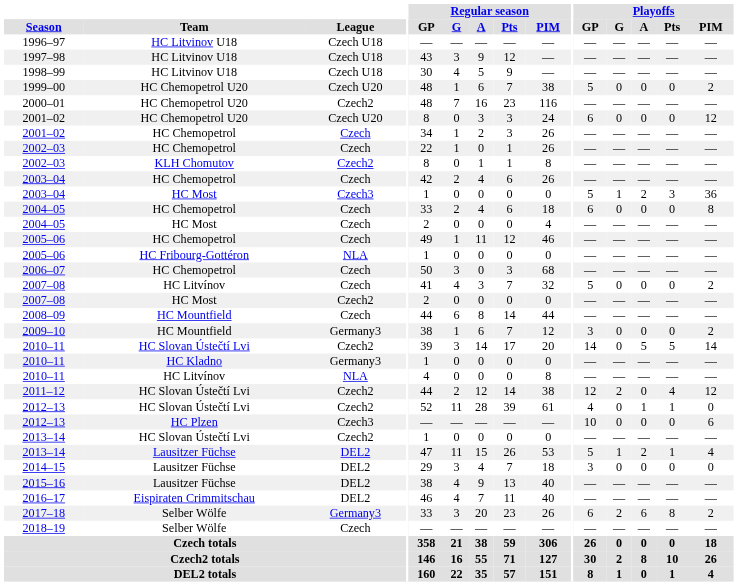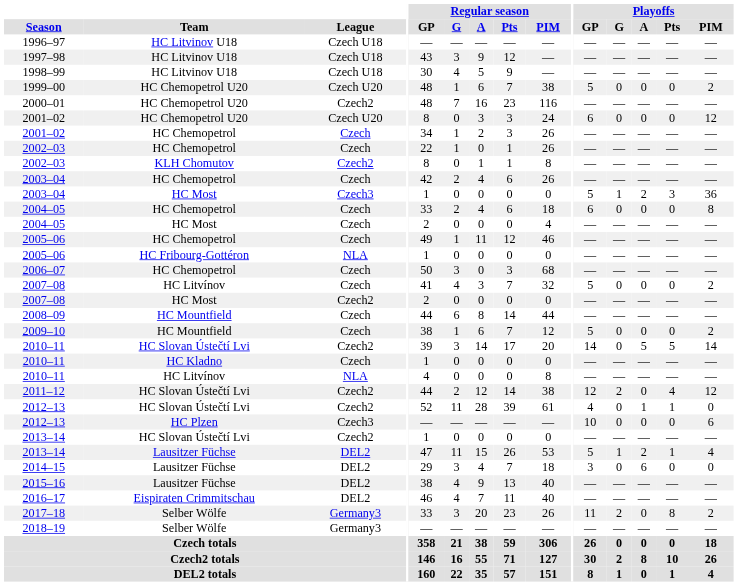(355, 330) Germany3 -> (355, 330) Czech
(590, 330) 3 -> (590, 330) 5
(355, 361) Germany3 -> (355, 361) Czech
(644, 467) 0 -> (644, 467) 6
(590, 513) 6 -> (590, 513) 11
(644, 513) 6 -> (644, 513) 0
(355, 528) Czech -> (355, 528) Germany3
